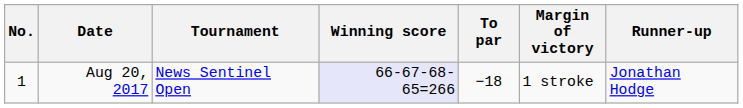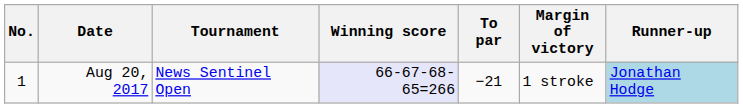(489, 83) −18 -> (489, 83) −21
(645, 83) no background -> (645, 83) lightblue background
